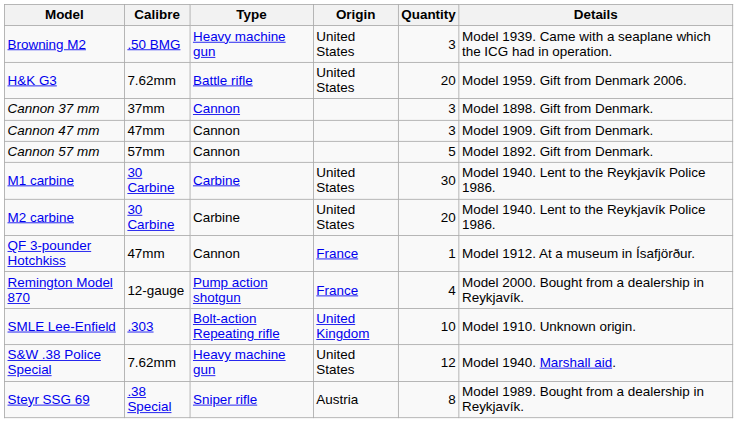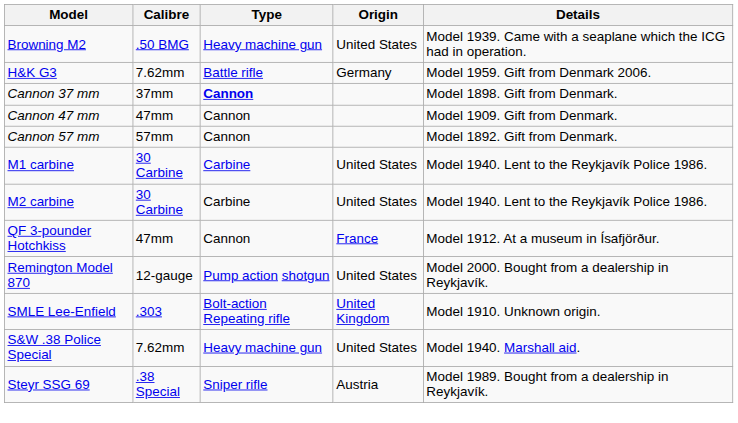- column: (429, 15)
(336, 80) United States -> (364, 72) Germany
(217, 109) normal -> (228, 94) bold
(337, 290) France -> (377, 275) United States
